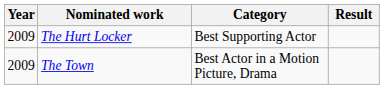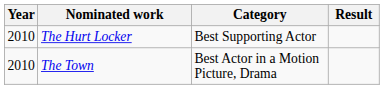(21, 36) 2009 -> (21, 36) 2010
(21, 66) 2009 -> (21, 66) 2010
